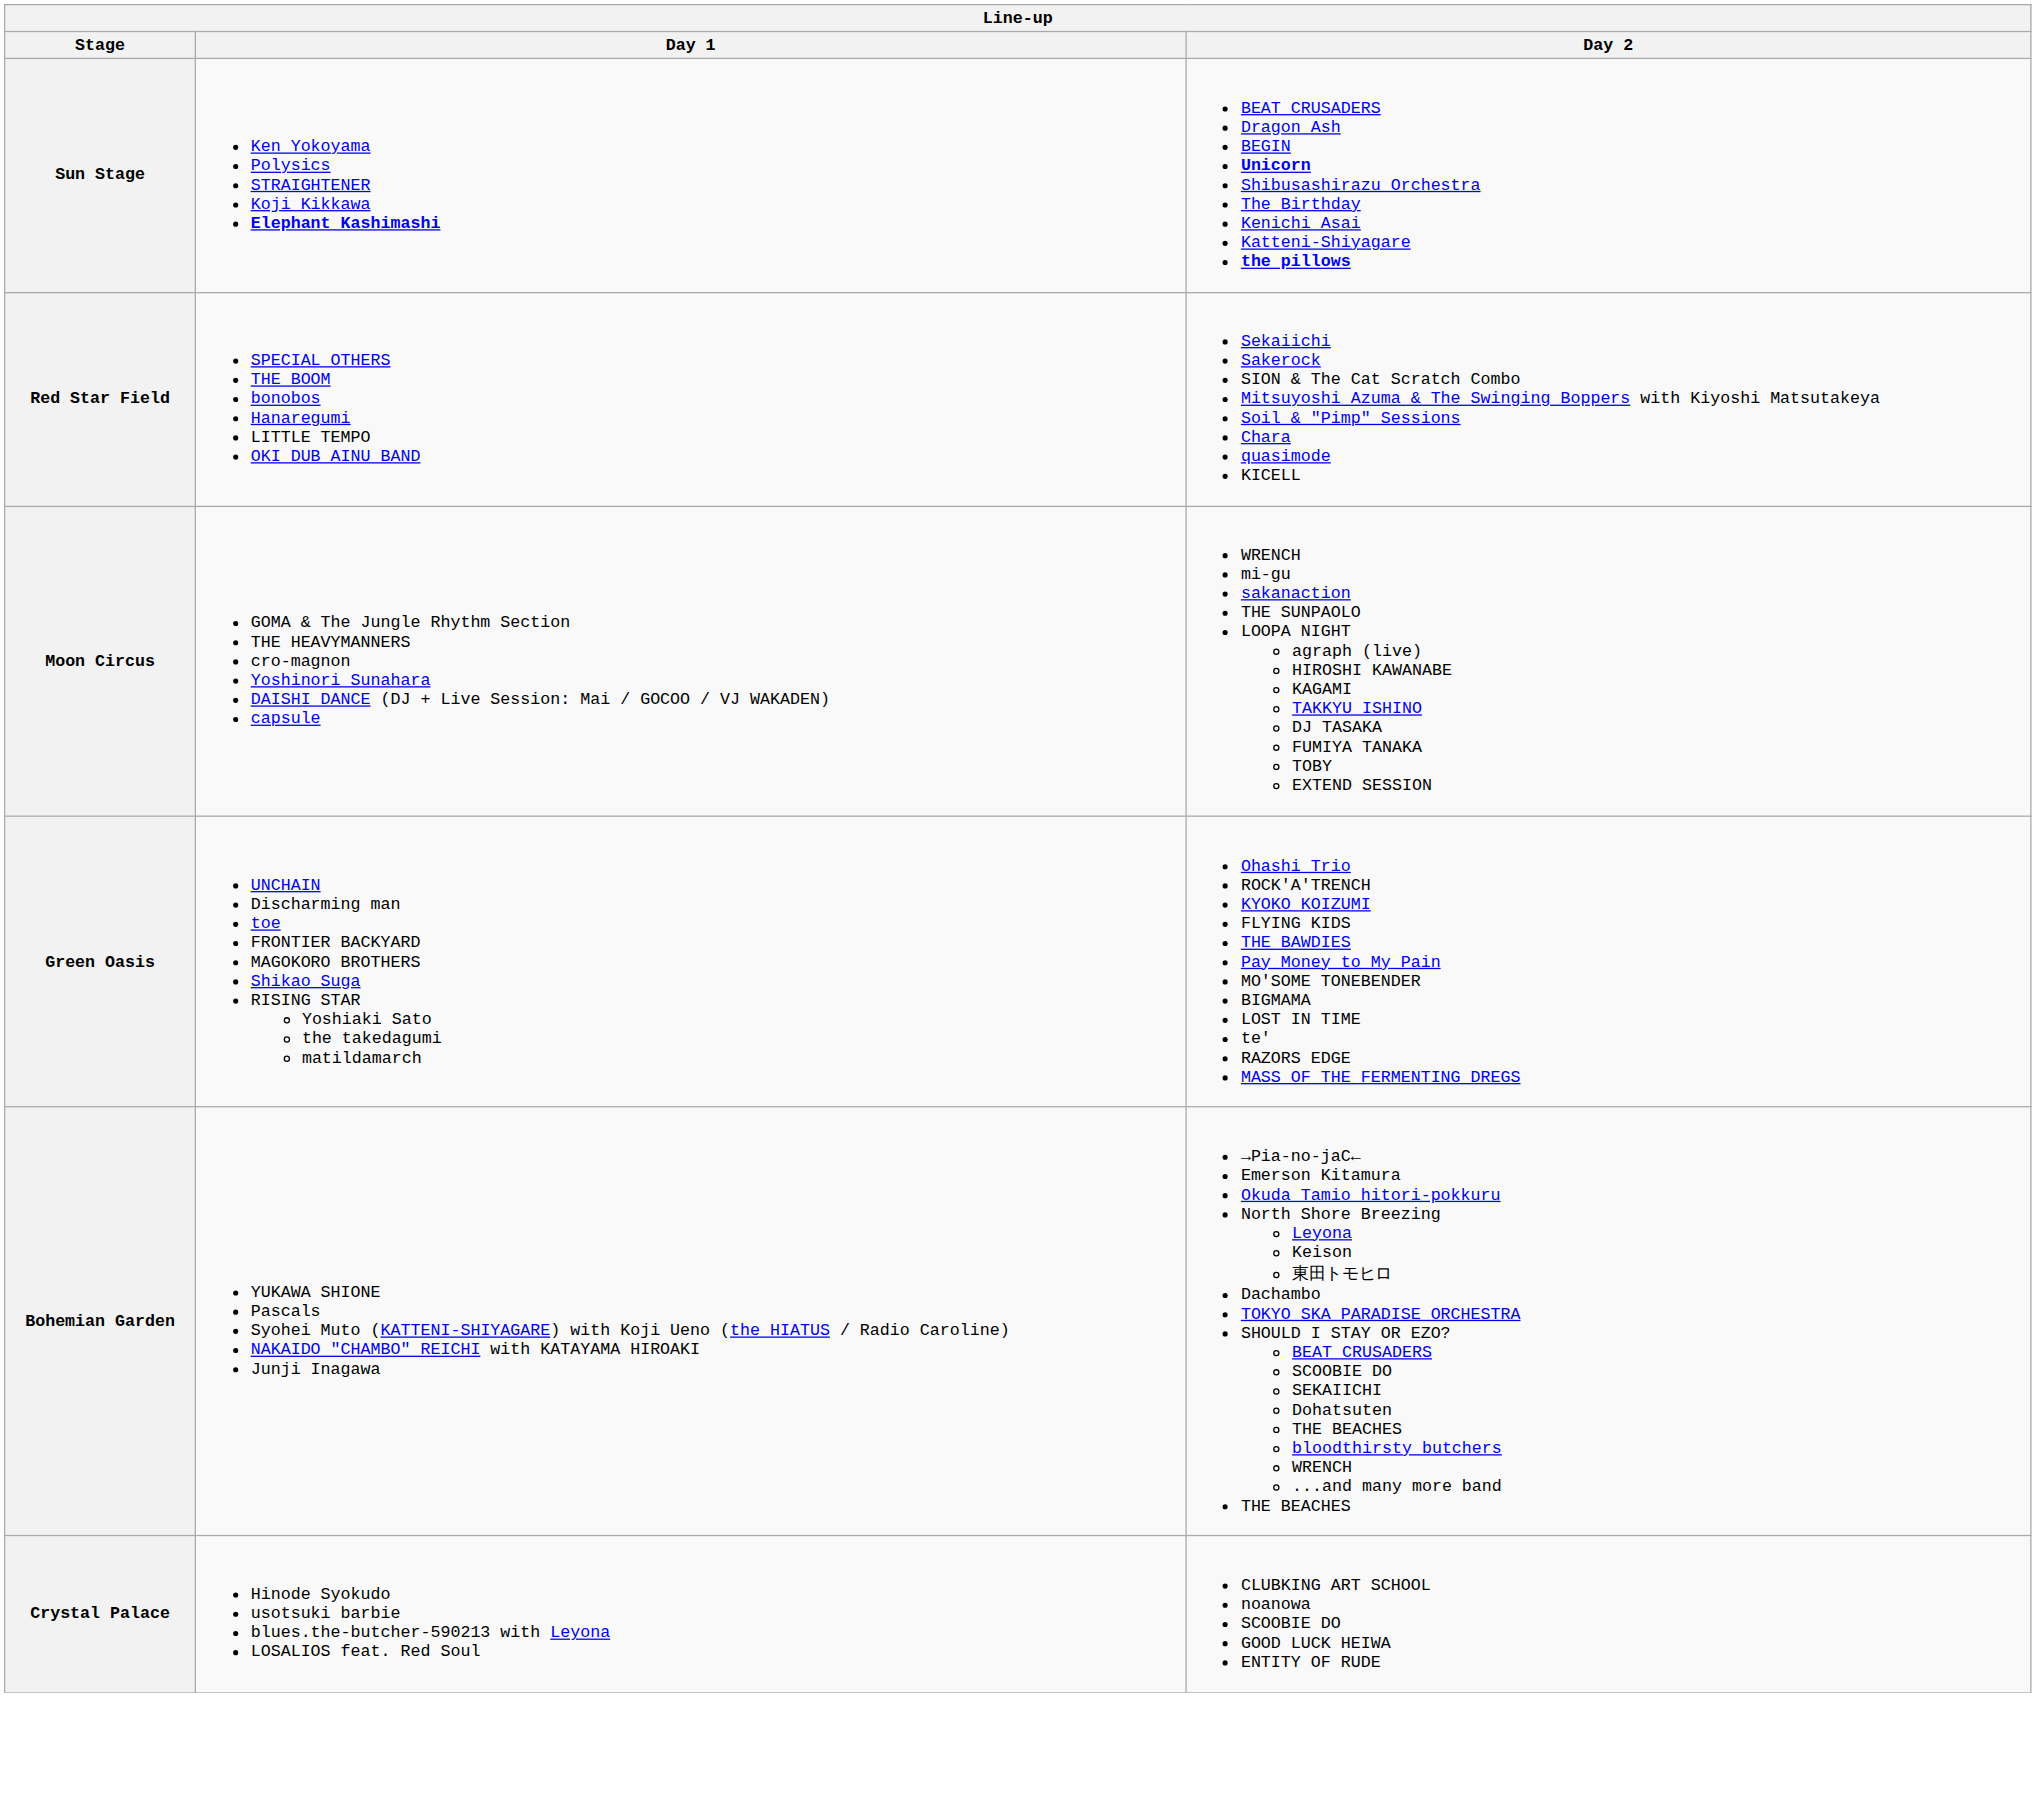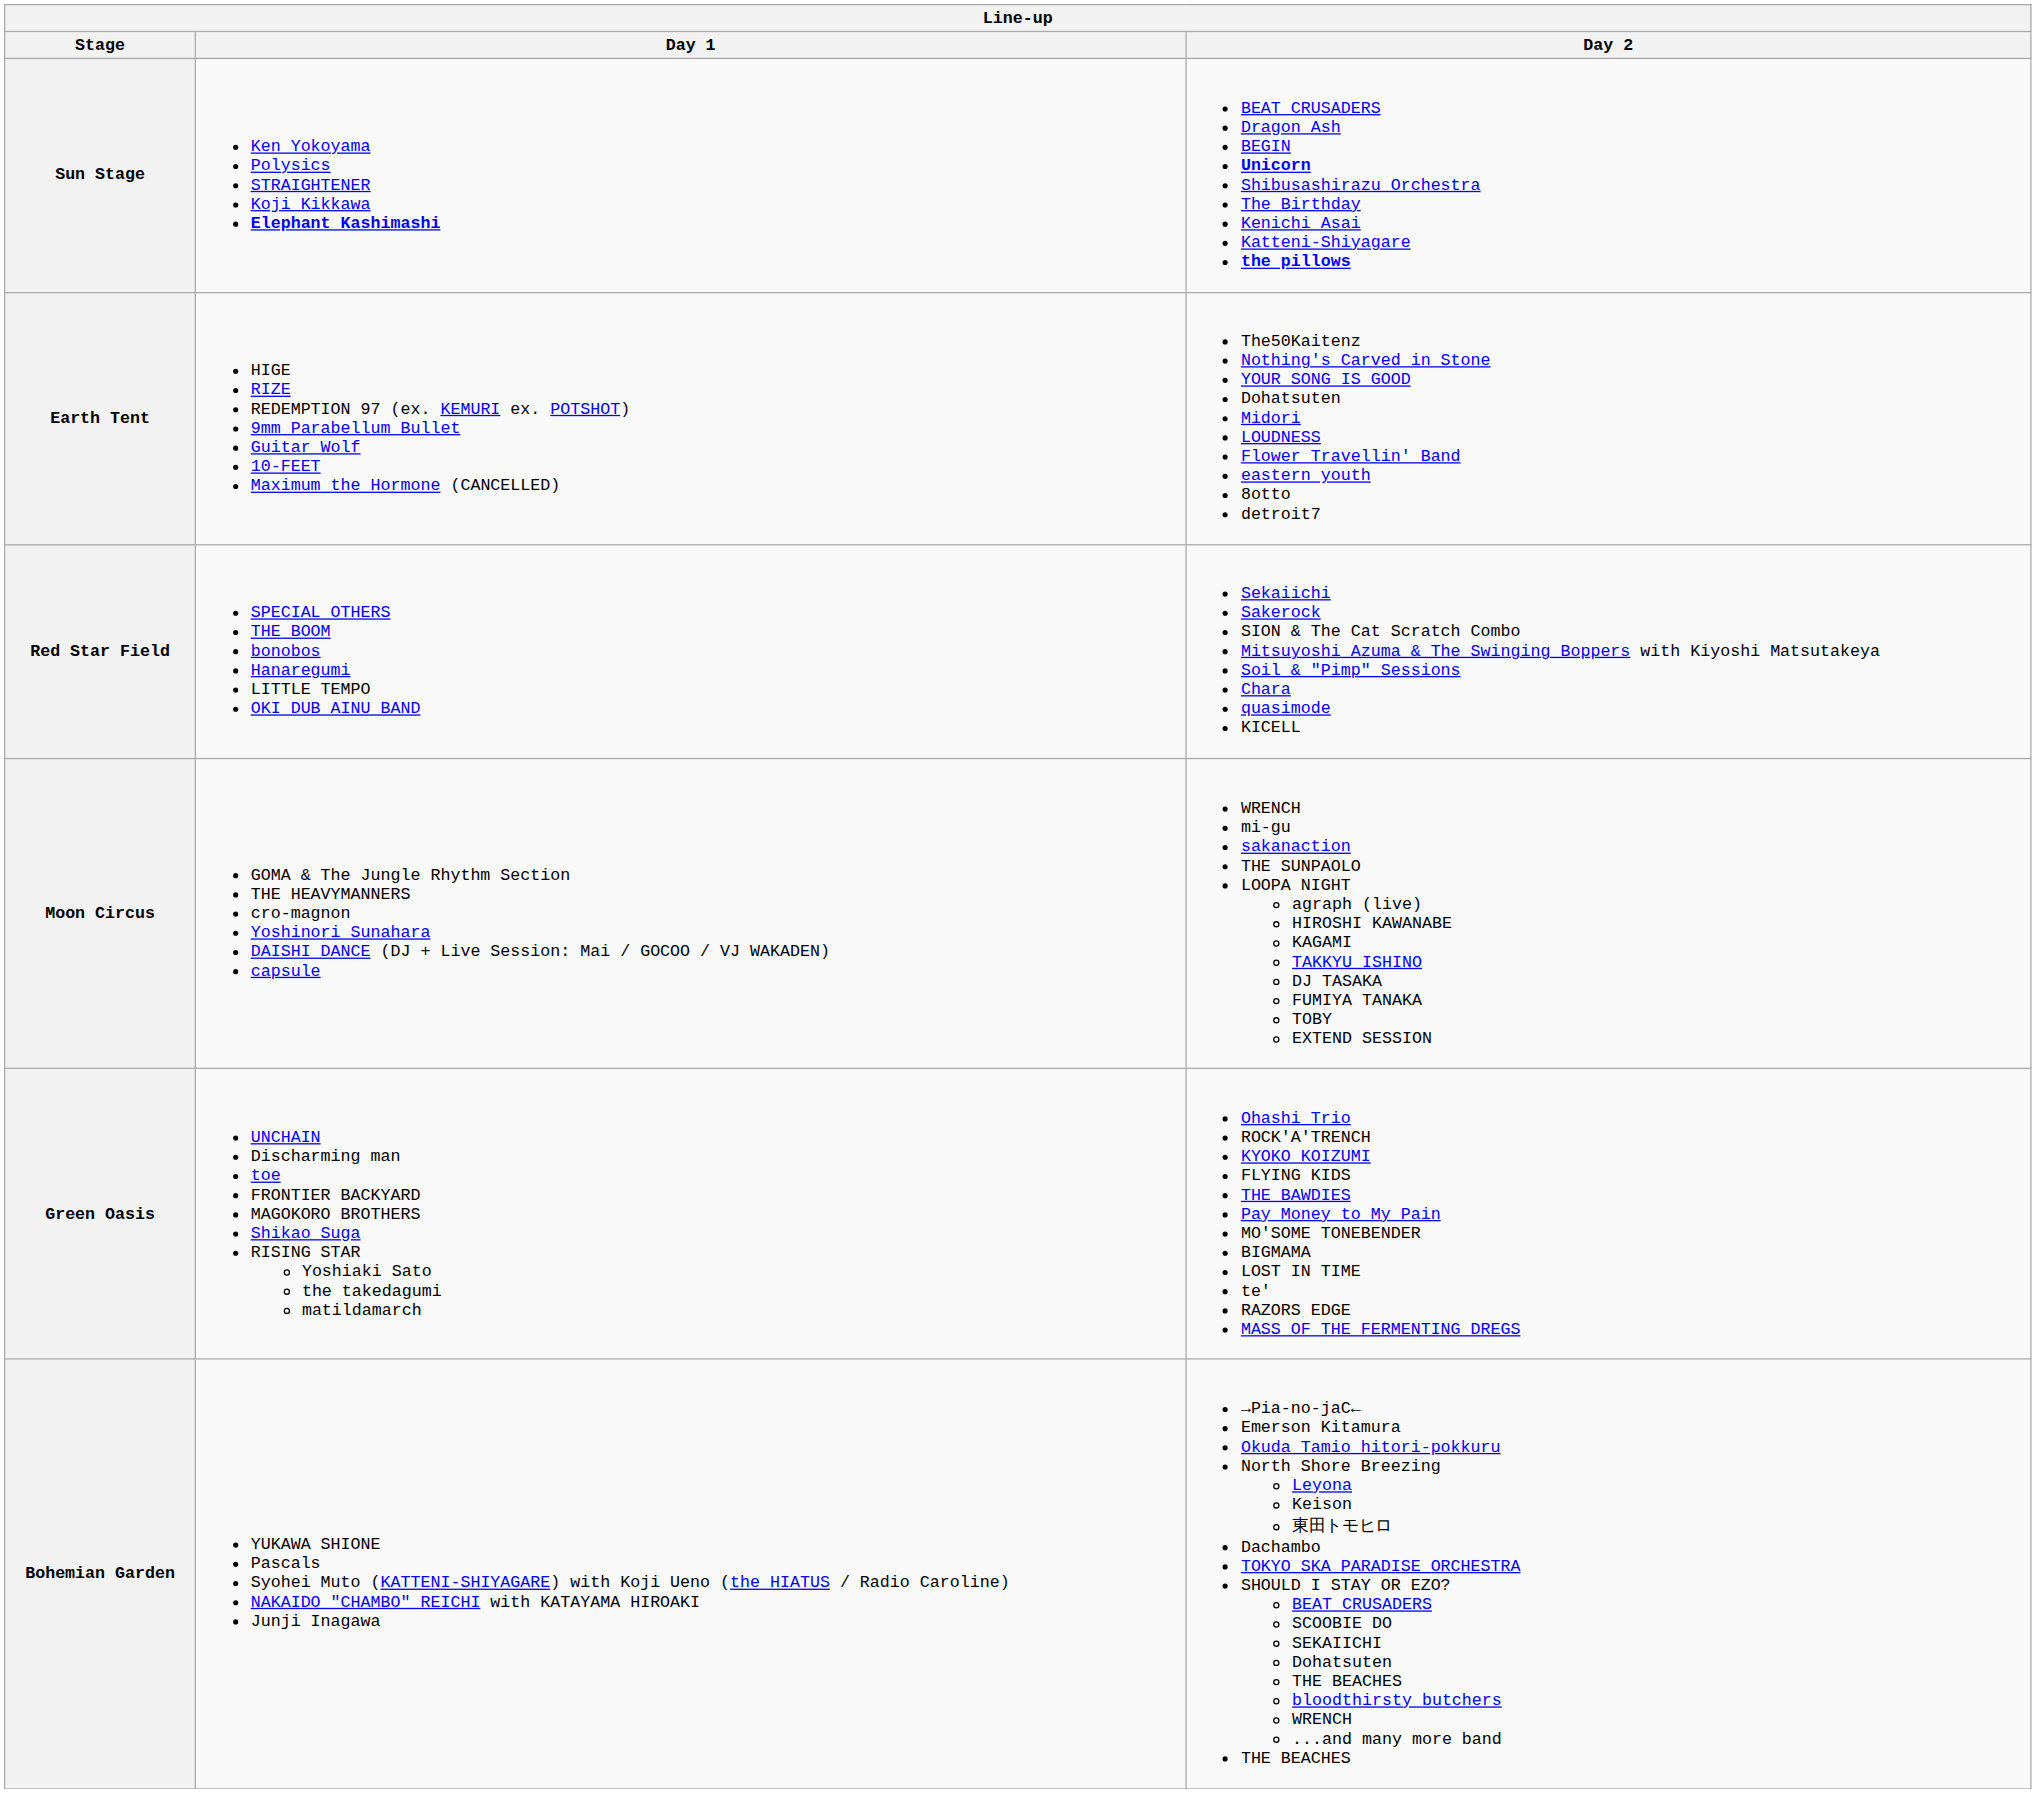+ row: (100, 418)
- row: (100, 1614)
